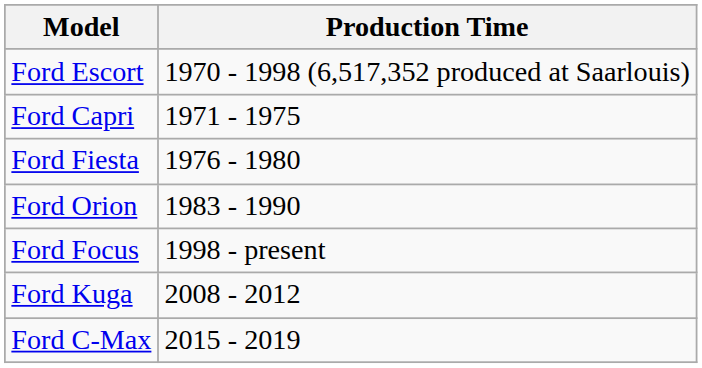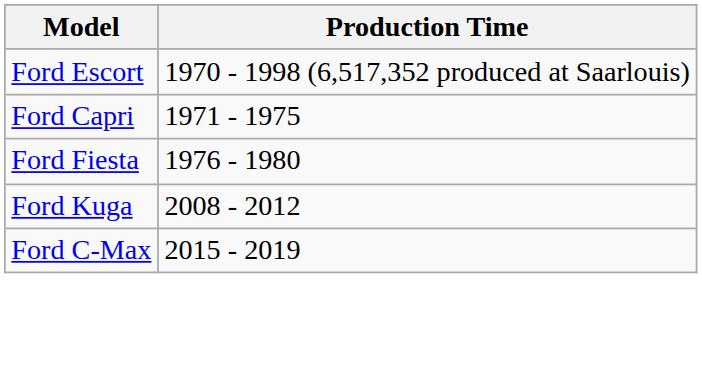- row: (74, 205)
- row: (75, 250)
